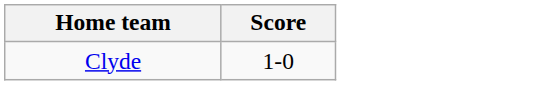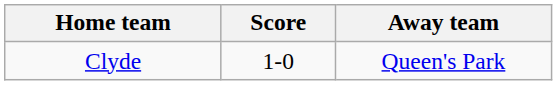+ column: (443, 23)
